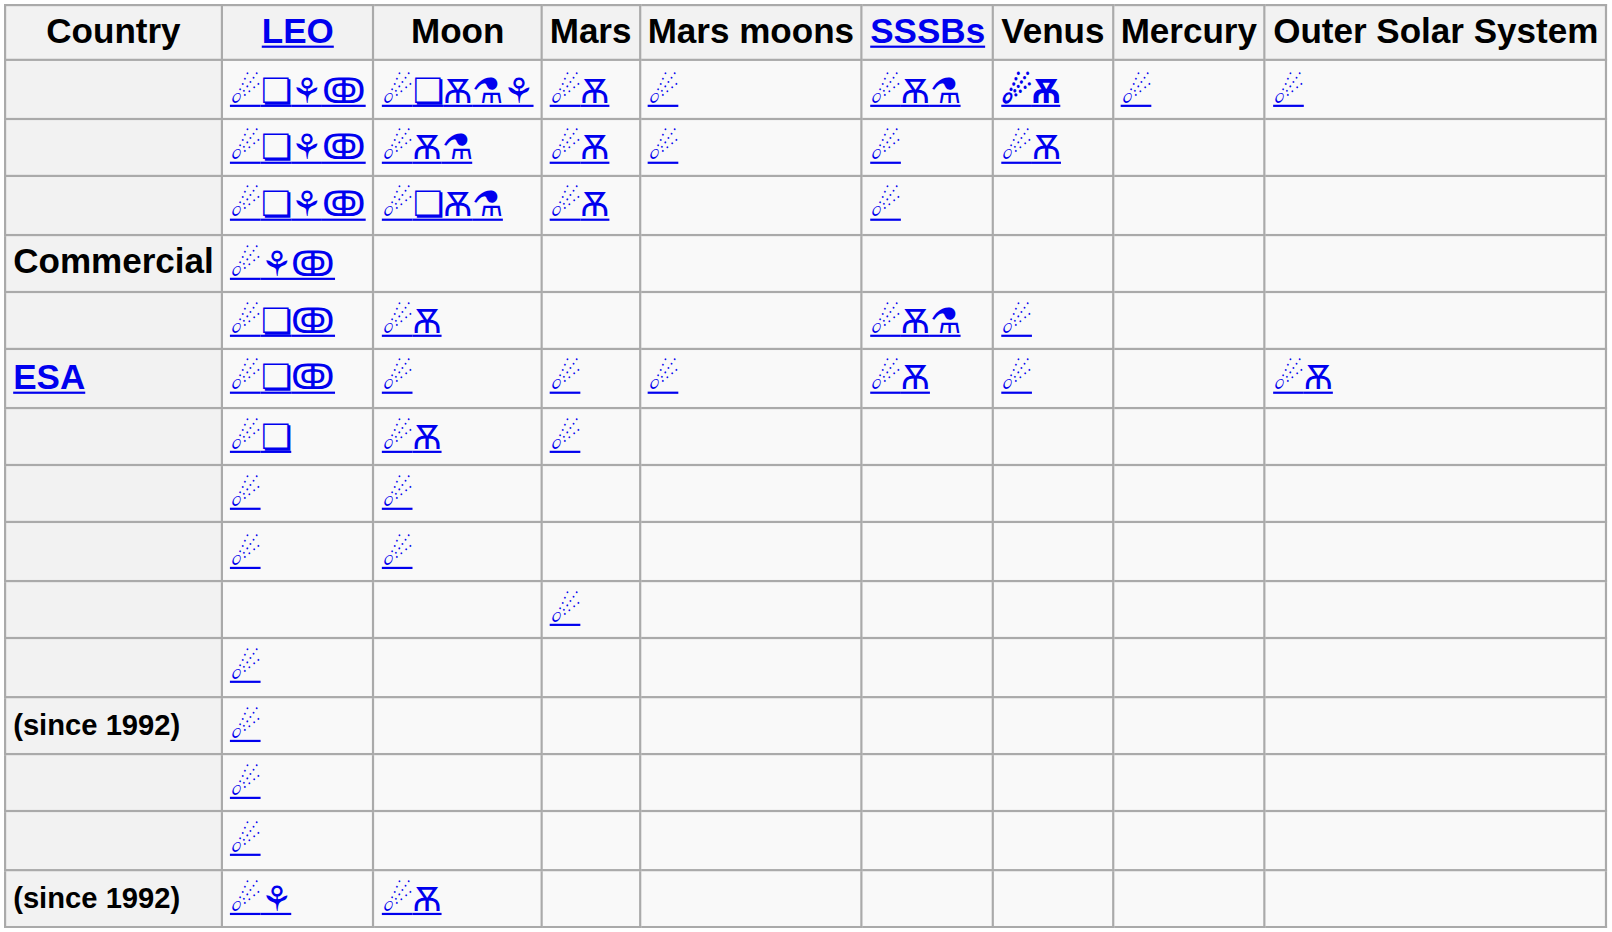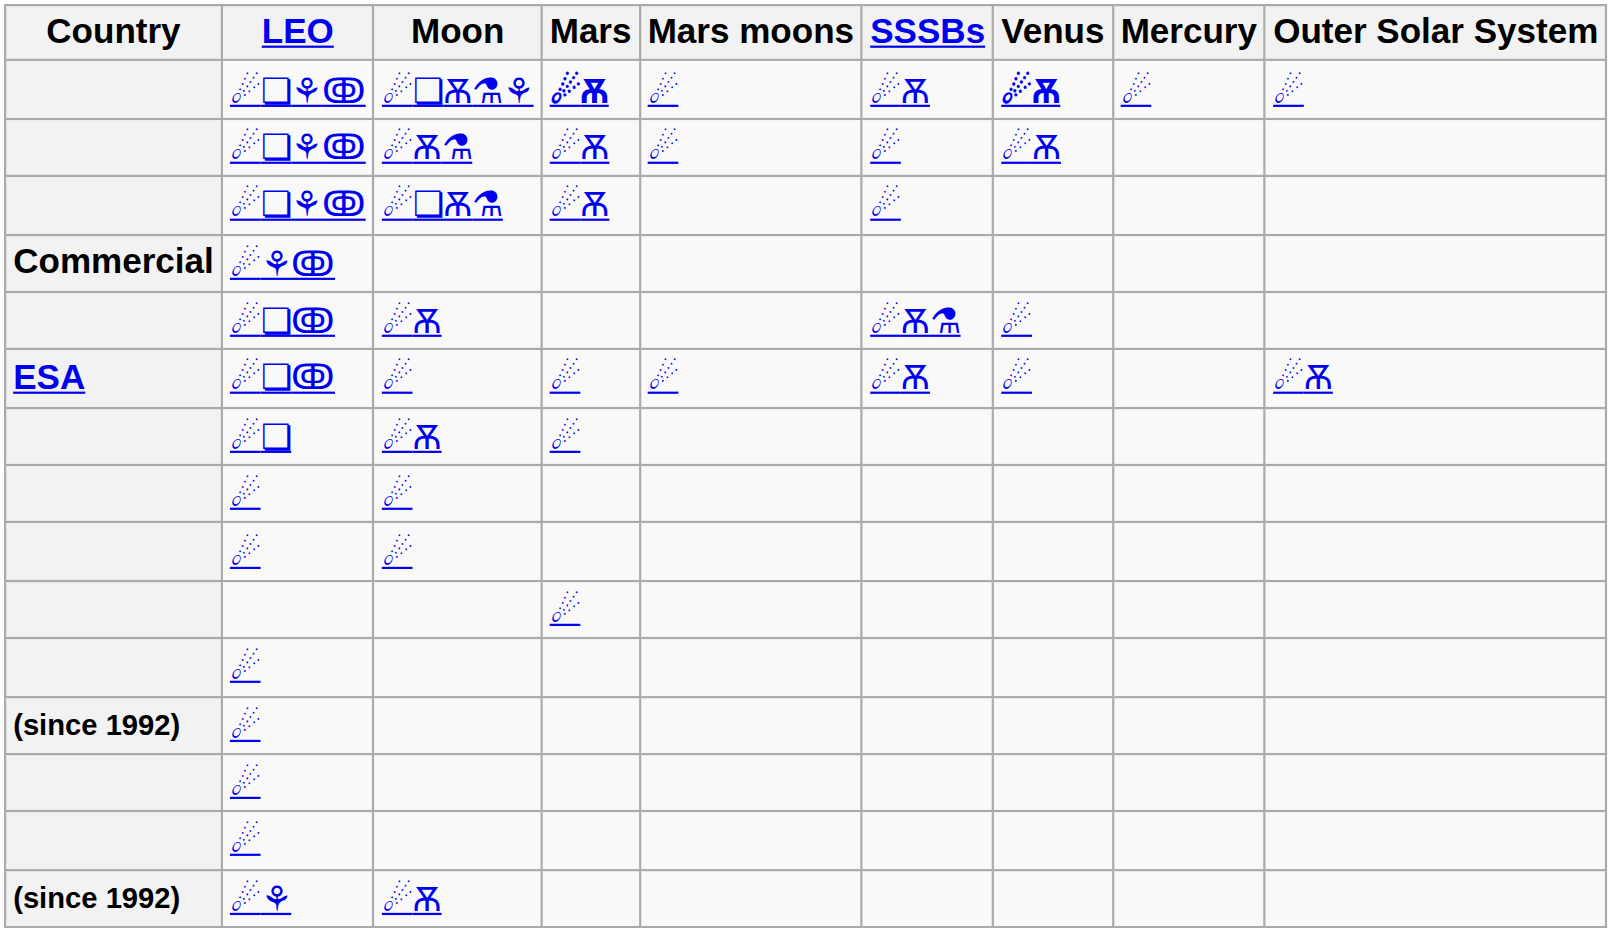(580, 90) normal -> (579, 90) bold
(915, 90) ☄Ѫ⚗ -> (900, 90) ☄Ѫ
